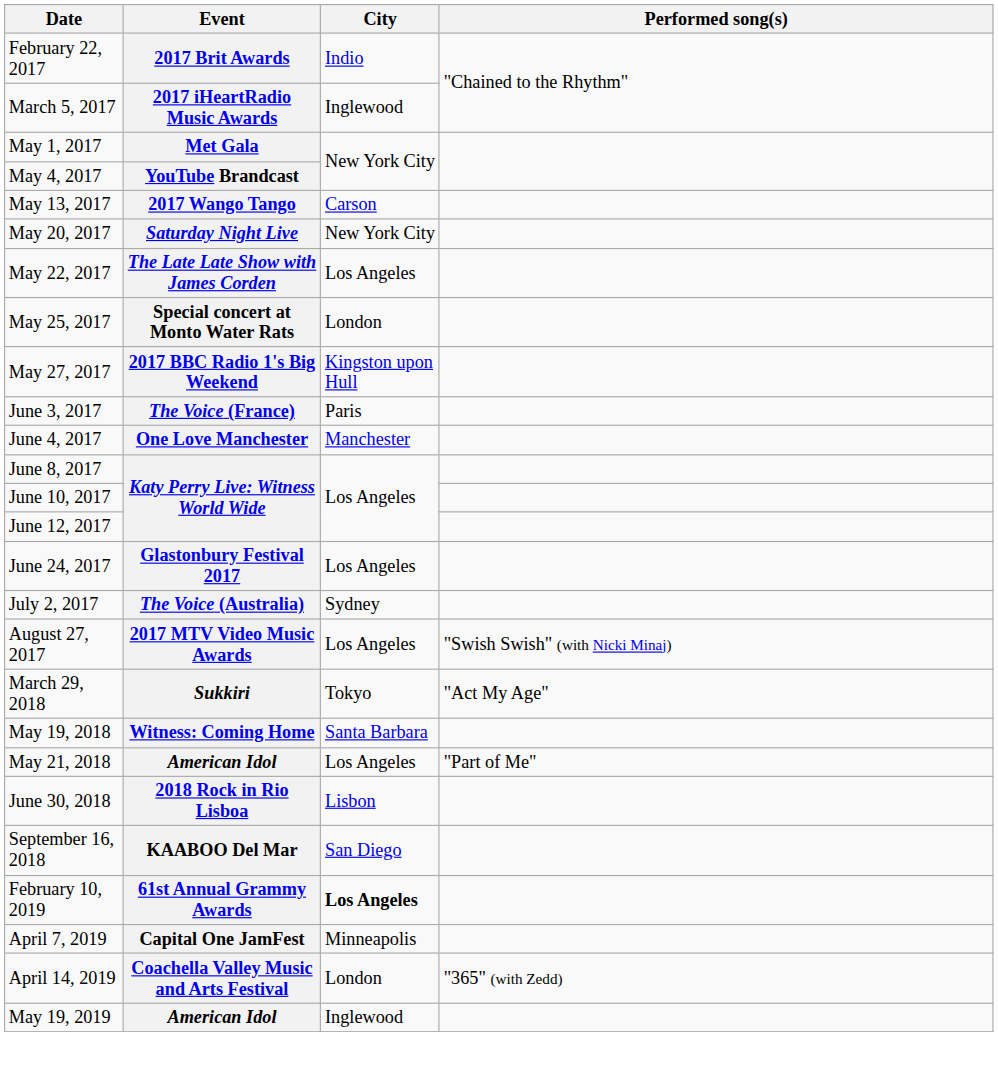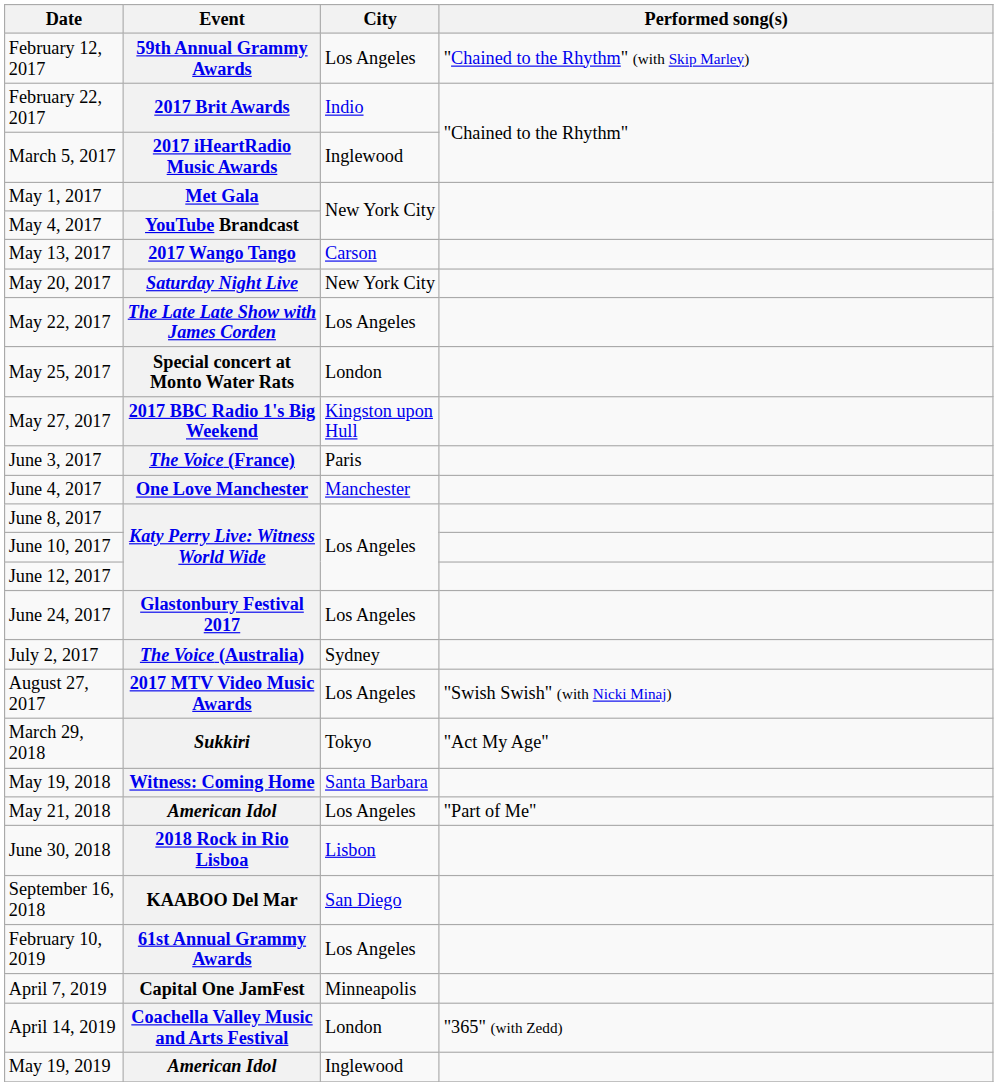+ row: (55, 58)
(371, 899) bold -> (370, 949) normal
